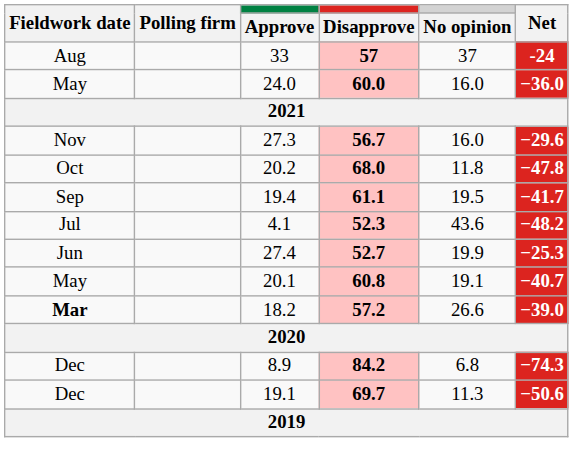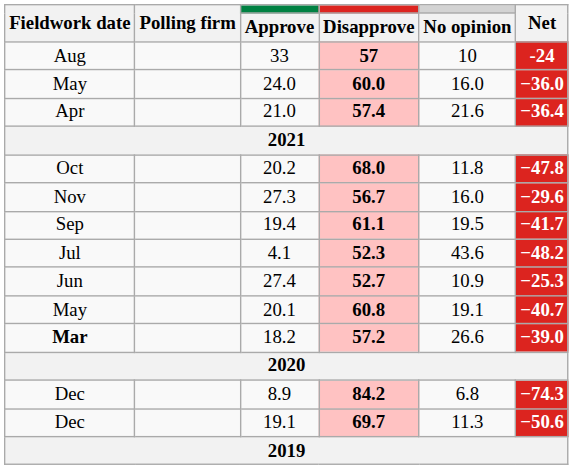(467, 55) 37 -> (467, 55) 10
+ row: (279, 111)
rows swapped: (279, 139) <-> (279, 168)
(467, 252) 19.9 -> (467, 280) 10.9
